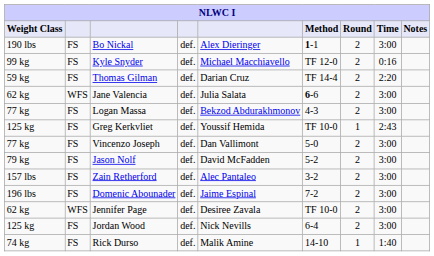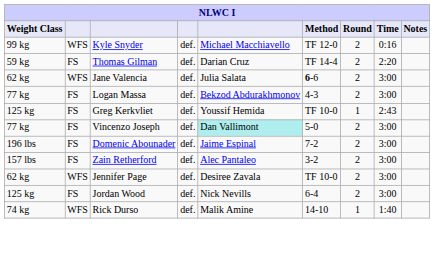- row: (113, 45)
(73, 61) FS -> (78, 45) WFS
(229, 144) no background -> (229, 127) paleturquoise background
- row: (114, 160)
rows swapped: (125, 177) <-> (134, 193)
(73, 242) FS -> (78, 209) WFS
